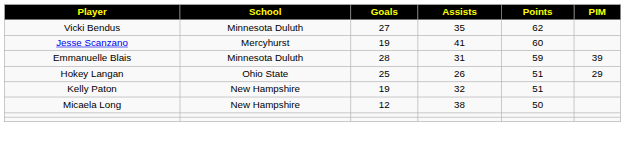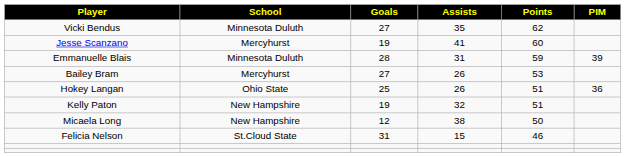+ row: (92, 74)
(597, 74) 29 -> (597, 89) 36
+ row: (92, 136)
